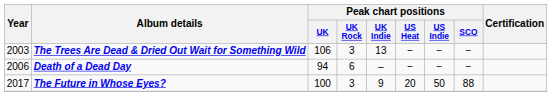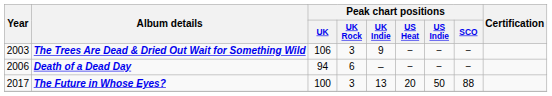(381, 51) 13 -> (381, 51) 9
(381, 83) 9 -> (381, 83) 13
